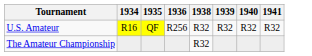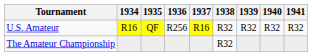+ column: (201, 12)
